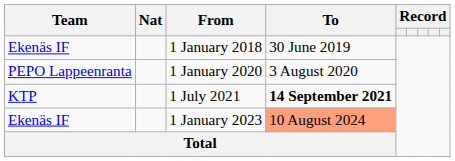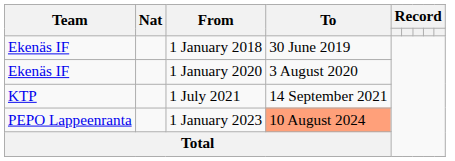(70, 71) PEPO Lappeenranta -> (39, 71) Ekenäs IF
(331, 95) bold -> (328, 95) normal
(39, 119) Ekenäs IF -> (70, 119) PEPO Lappeenranta
